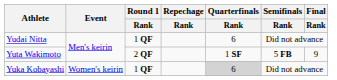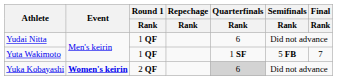(143, 54) 2 QF -> (148, 54) 1 QF
(316, 54) 9 -> (321, 54) 7
(96, 69) normal -> (98, 69) bold
(143, 69) 1 QF -> (148, 69) 2 QF
